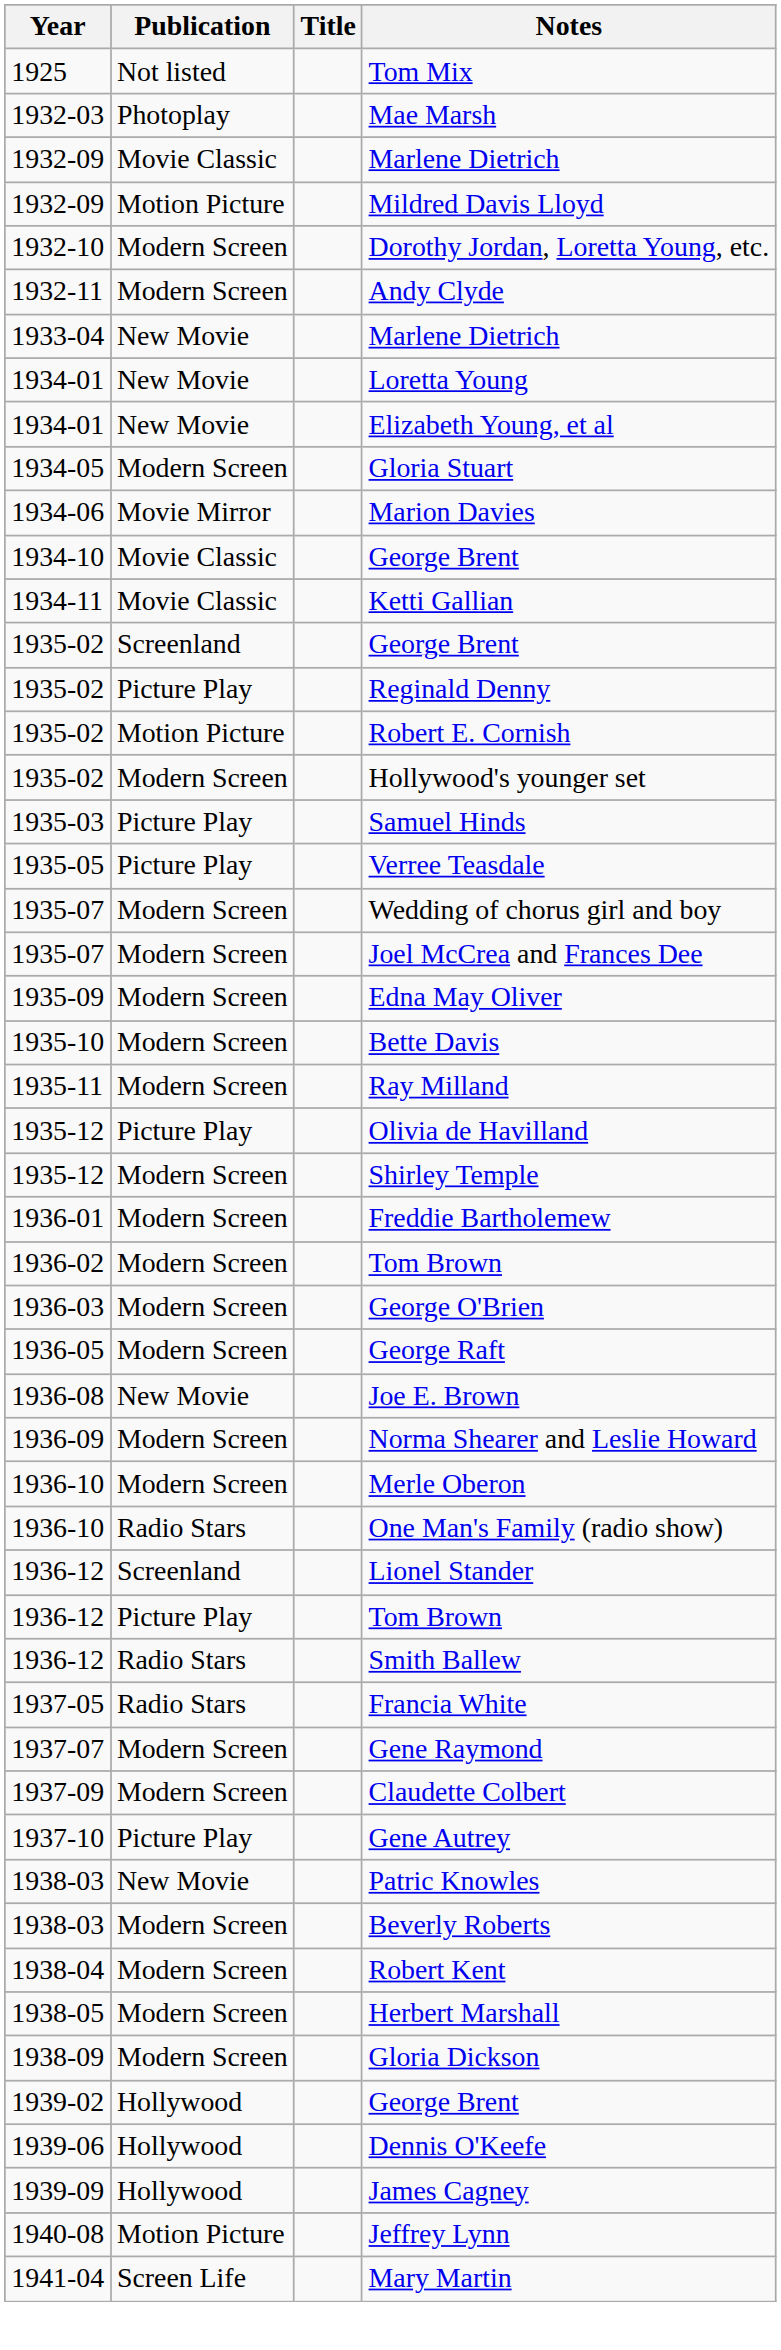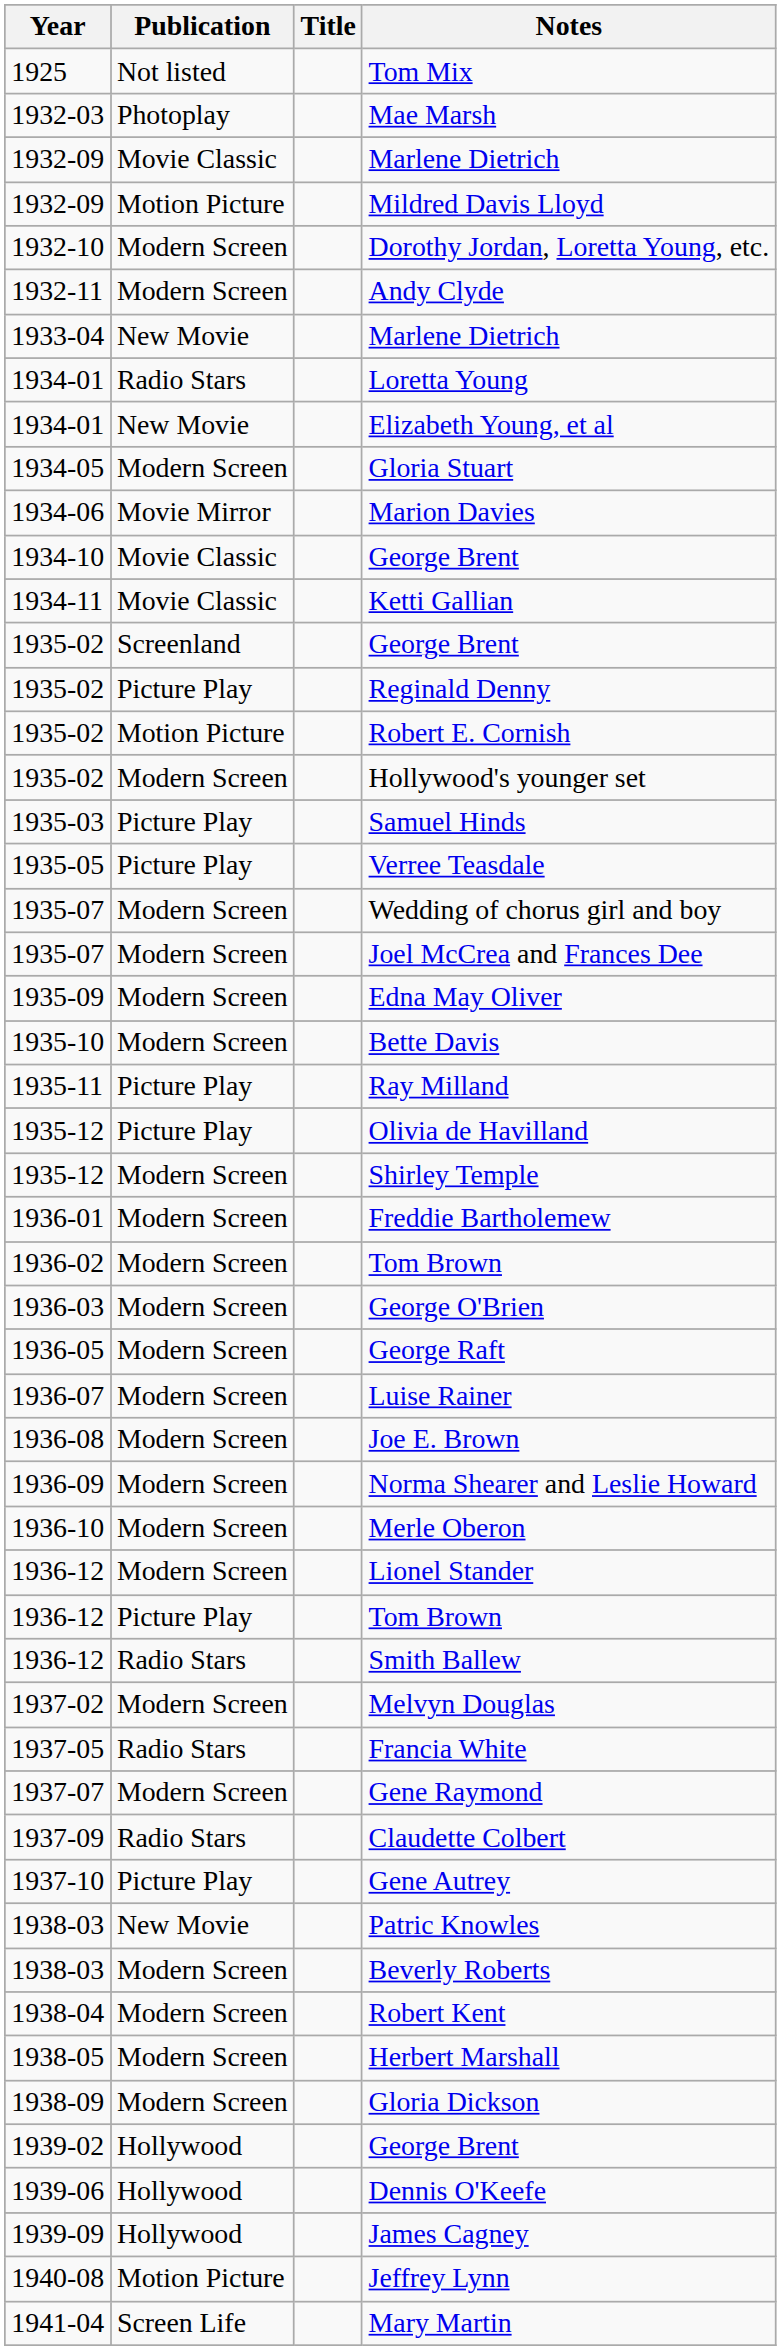(183, 379) New Movie -> (181, 379) Radio Stars
(202, 1086) Modern Screen -> (185, 1086) Picture Play
+ row: (58, 1395)
(183, 1395) New Movie -> (202, 1439) Modern Screen
- row: (58, 1527)
(179, 1571) Screenland -> (202, 1571) Modern Screen
+ row: (58, 1704)
(202, 1792) Modern Screen -> (181, 1836) Radio Stars
